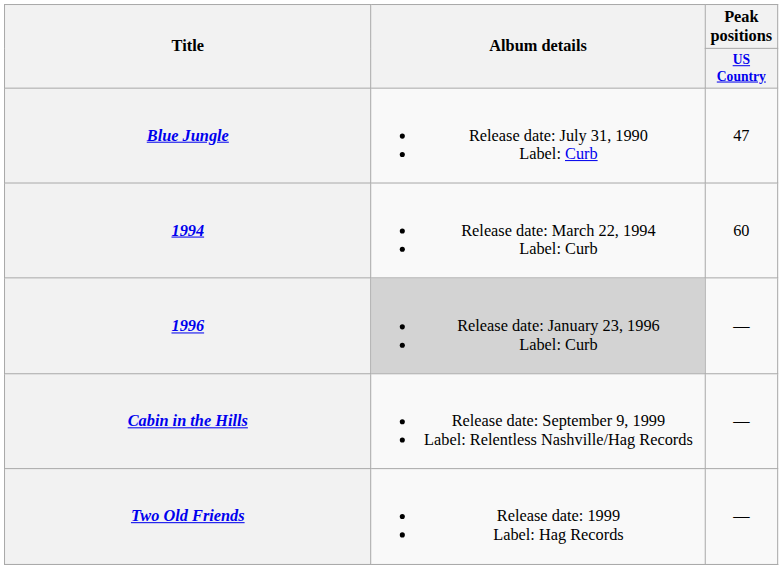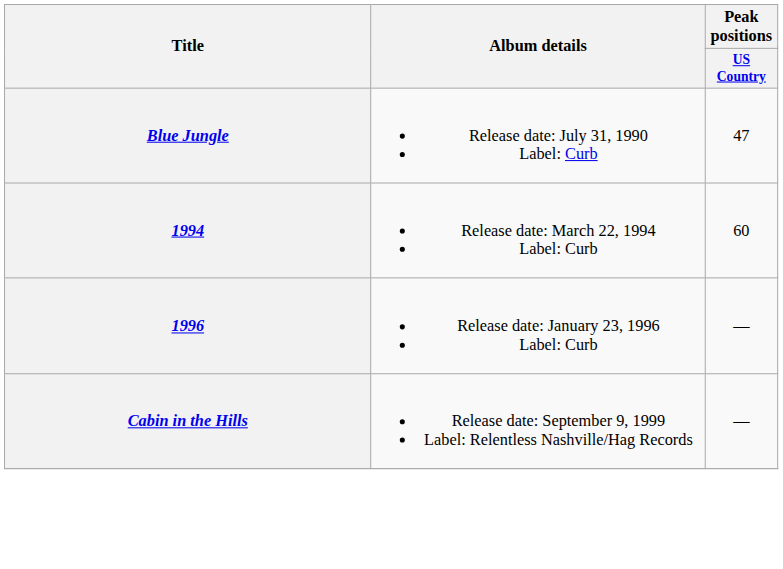(538, 335) lightgrey background -> (538, 335) no background
- row: (188, 516)
